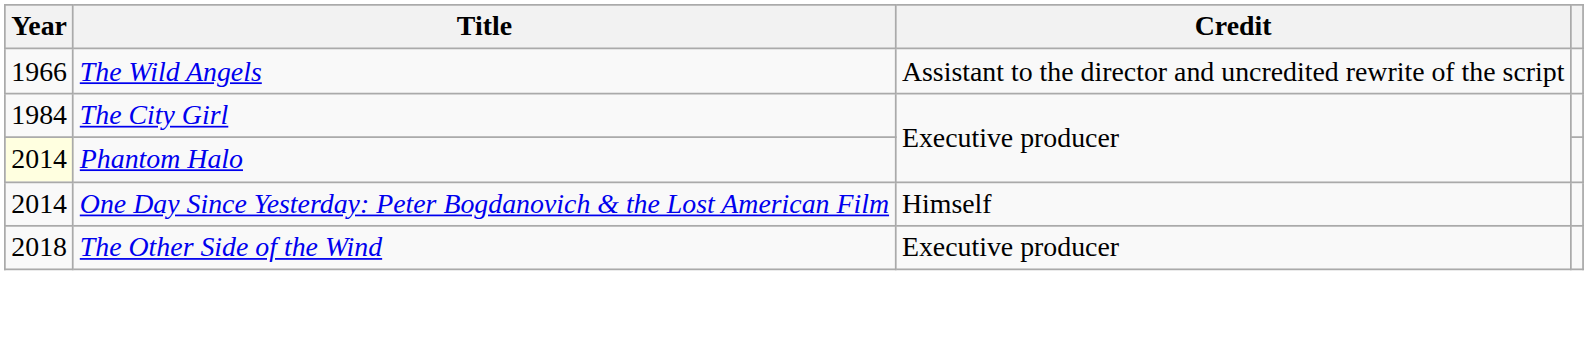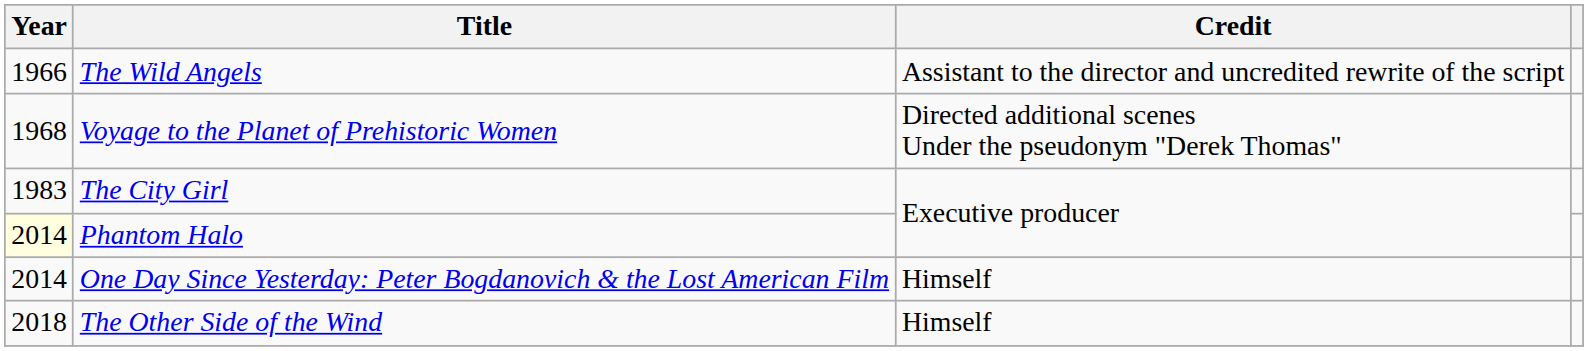+ row: (318, 130)
(39, 114) 1984 -> (39, 190) 1983
(1010, 247) Executive producer -> (947, 322) Himself
